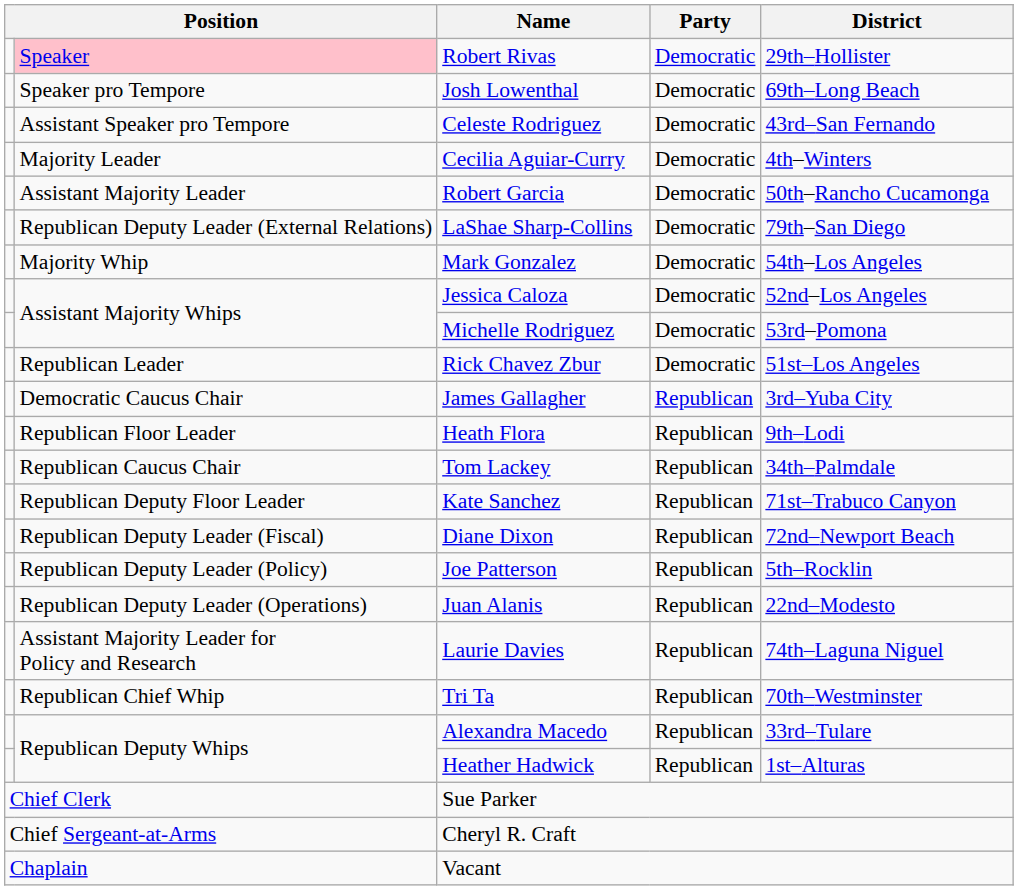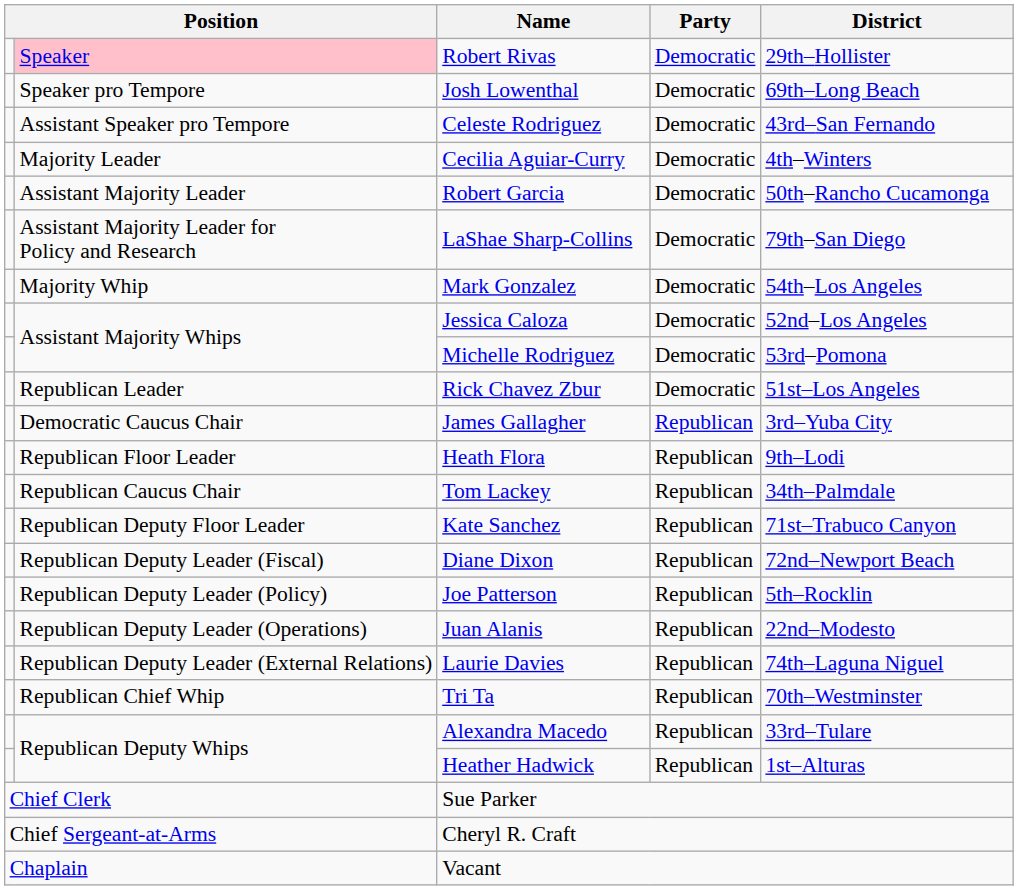(226, 227) Republican Deputy Leader (External Relations) -> (148, 239) Assistant Majority Leader for Policy and Research
(148, 650) Assistant Majority Leader for Policy and Research -> (226, 662) Republican Deputy Leader (External Relations)
